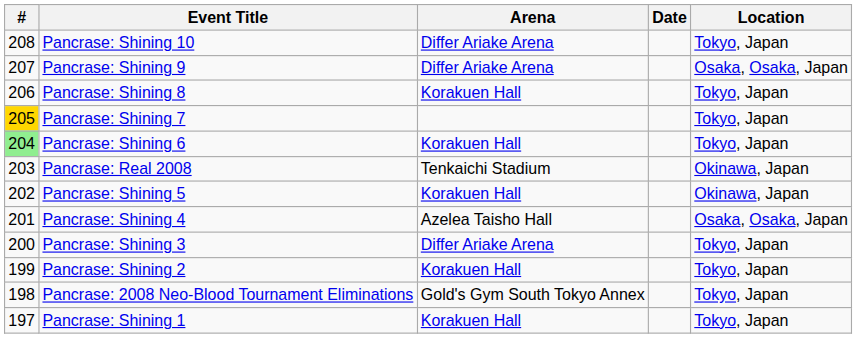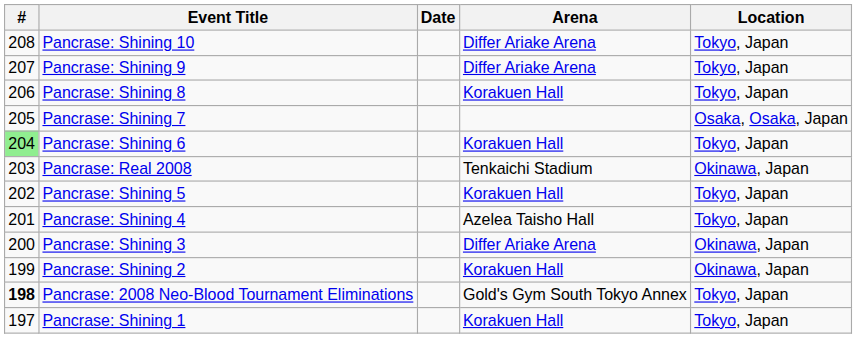columns swapped: (669, 18) <-> (533, 18)
(771, 68) Osaka, Osaka, Japan -> (741, 68) Tokyo, Japan
(22, 119) gold background -> (22, 119) no background
(741, 119) Tokyo, Japan -> (771, 119) Osaka, Osaka, Japan
(752, 194) Okinawa, Japan -> (741, 194) Tokyo, Japan
(771, 220) Osaka, Osaka, Japan -> (741, 220) Tokyo, Japan
(741, 245) Tokyo, Japan -> (752, 245) Okinawa, Japan
(741, 270) Tokyo, Japan -> (752, 270) Okinawa, Japan
(22, 295) normal -> (22, 295) bold
